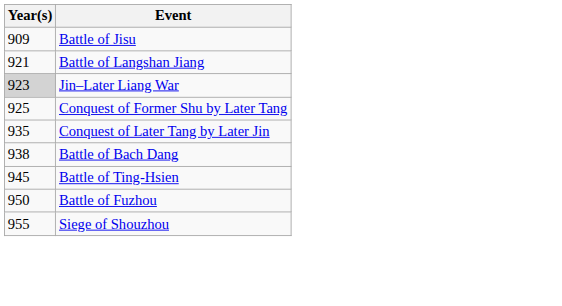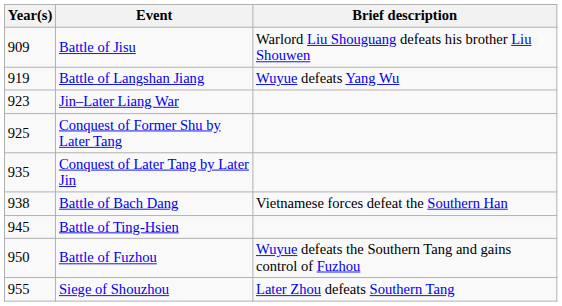+ column: (405, 16)
(19, 62) 921 -> (19, 78) 919
(19, 85) lightgrey background -> (19, 101) no background
